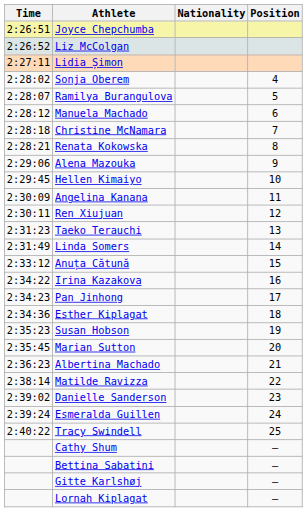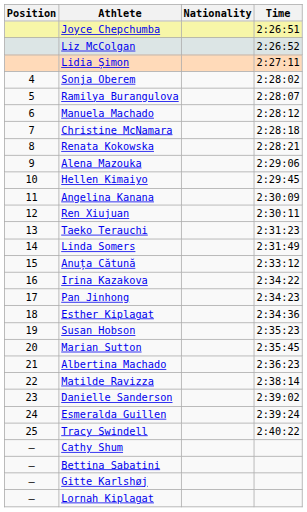columns swapped: (275, 13) <-> (28, 13)
